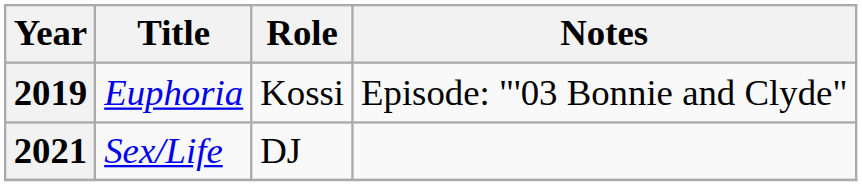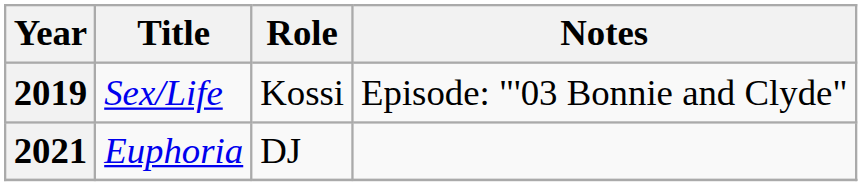(174, 92) Euphoria -> (163, 92) Sex/Life
(163, 150) Sex/Life -> (174, 150) Euphoria
